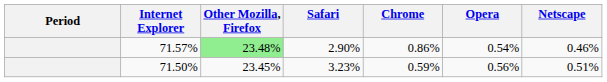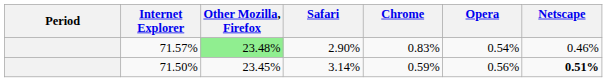(424, 47) 0.86% -> (424, 47) 0.83%
(344, 67) 3.23% -> (344, 67) 3.14%
(583, 67) normal -> (582, 67) bold
